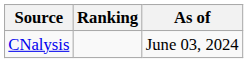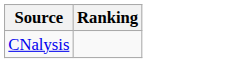- column: (192, 17)
